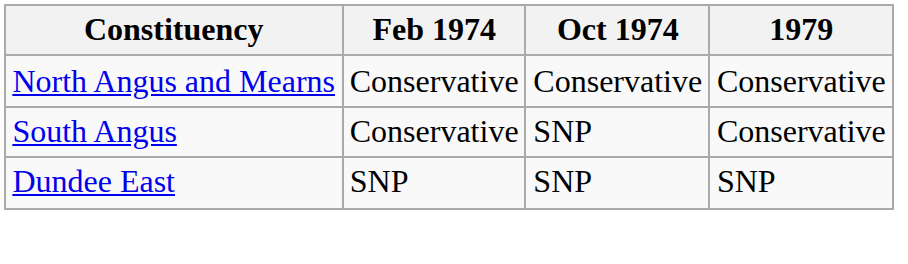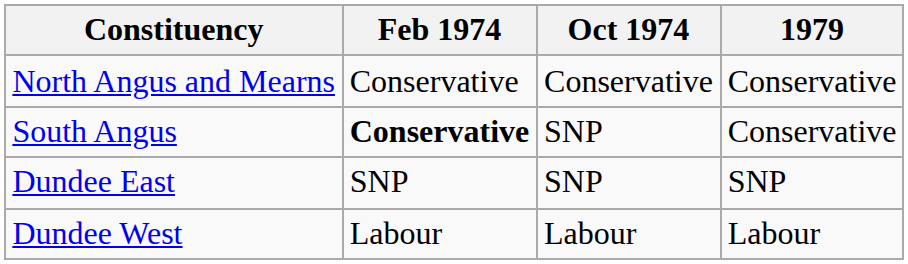(434, 131) normal -> (440, 131) bold
+ row: (97, 232)
